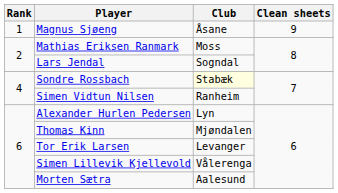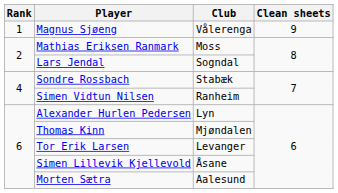(211, 30) Åsane -> (224, 30) Vålerenga
(214, 80) lightyellow background -> (214, 80) no background
(224, 163) Vålerenga -> (211, 163) Åsane
